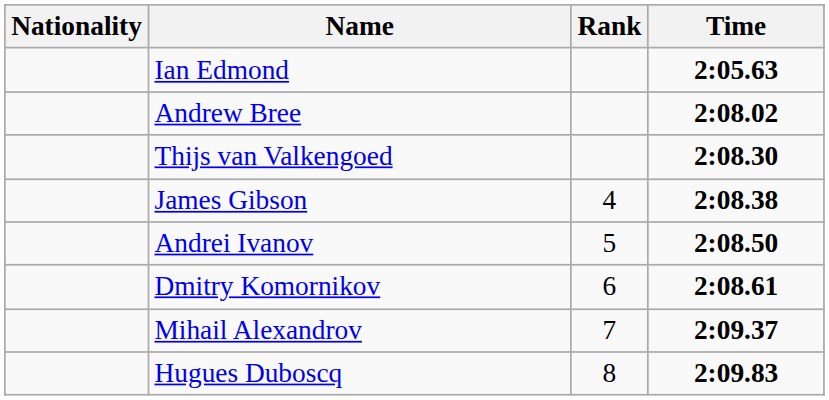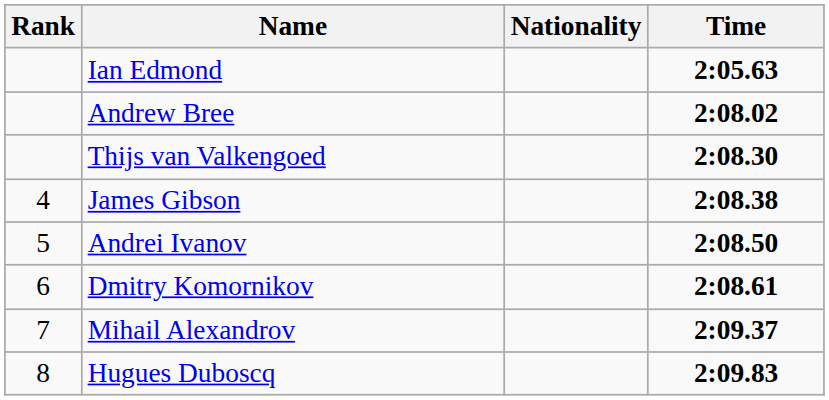columns swapped: (609, 26) <-> (77, 26)
